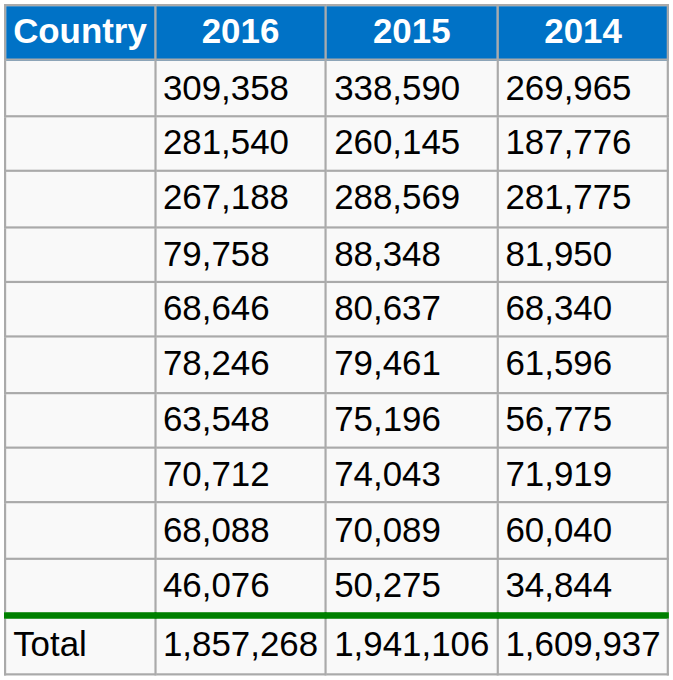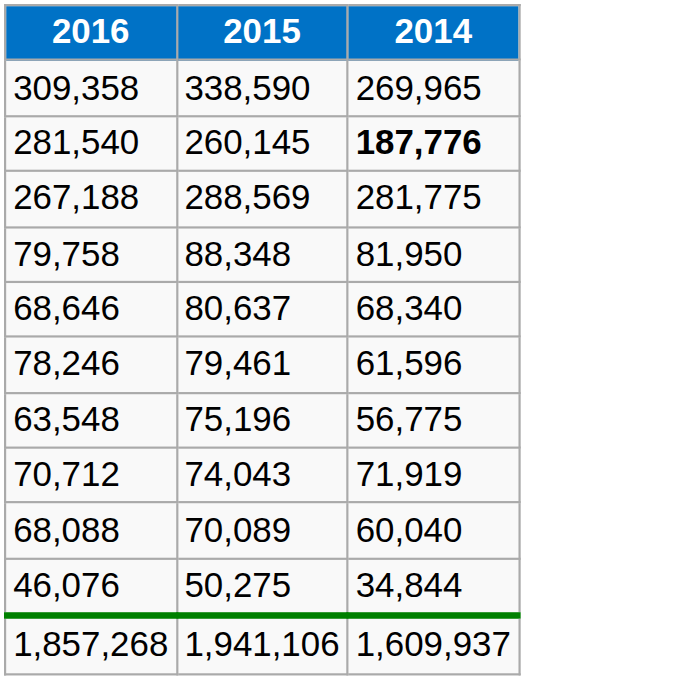- column: (80, 32)
(568, 142) normal -> (419, 142) bold
